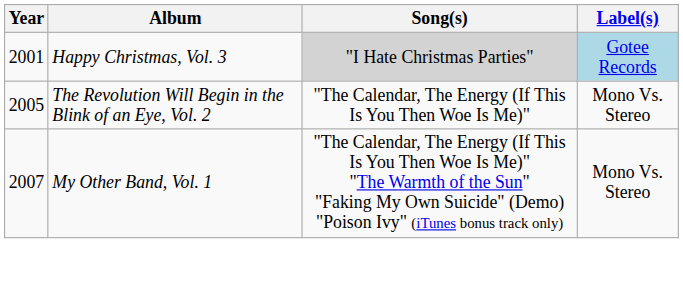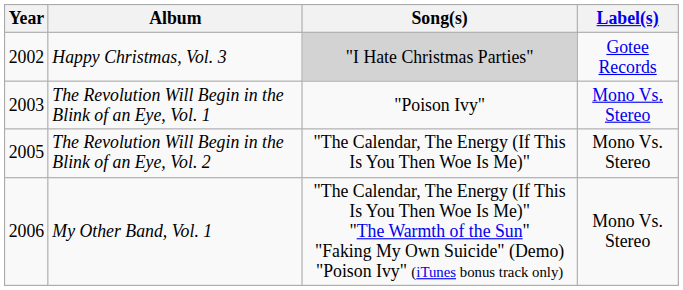(26, 56) 2001 -> (26, 56) 2002
(628, 56) lightblue background -> (628, 56) no background
+ row: (168, 104)
(26, 183) 2007 -> (26, 231) 2006
